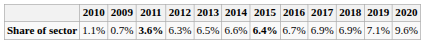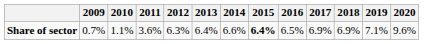columns swapped: (122, 13) <-> (94, 13)
(151, 30) bold -> (150, 30) normal
(208, 30) 6.5% -> (206, 30) 6.4%
(294, 30) 6.7% -> (292, 30) 6.5%
